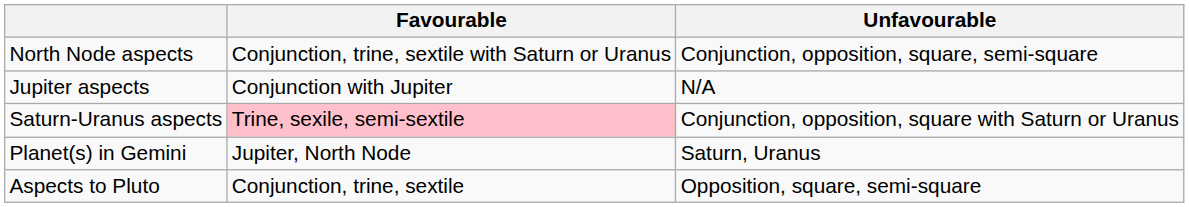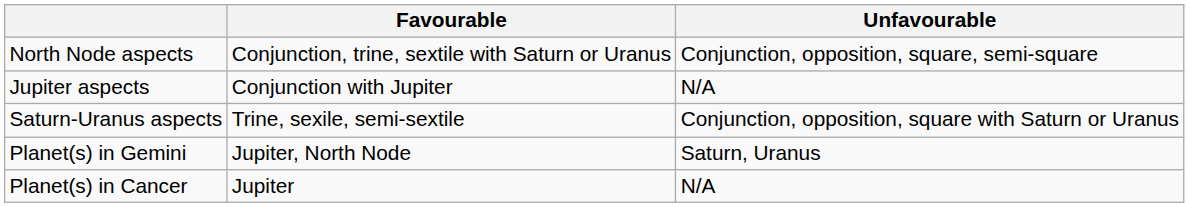(348, 119) pink background -> (348, 119) no background
+ row: (98, 185)
- row: (85, 185)
